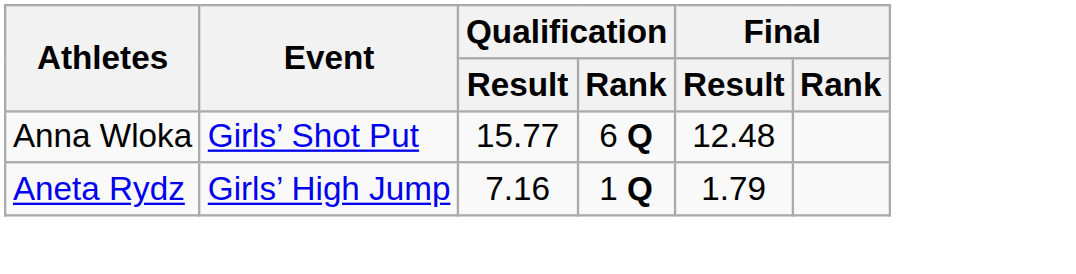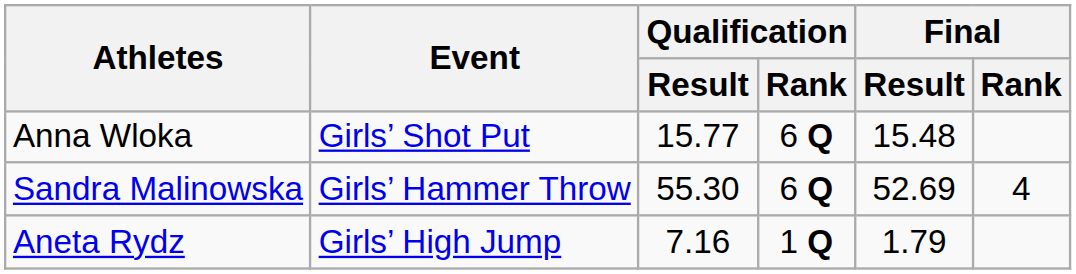(734, 137) 12.48 -> (914, 137) 15.48
+ row: (158, 189)
